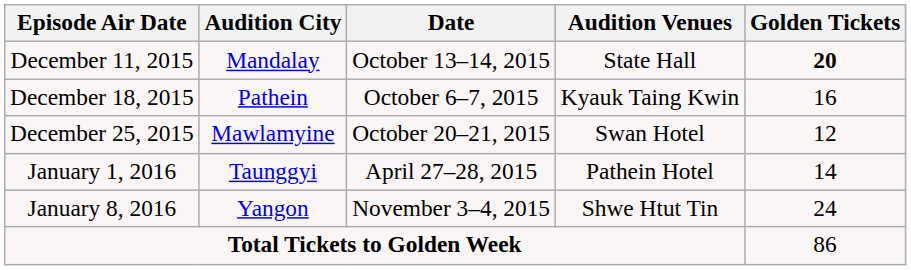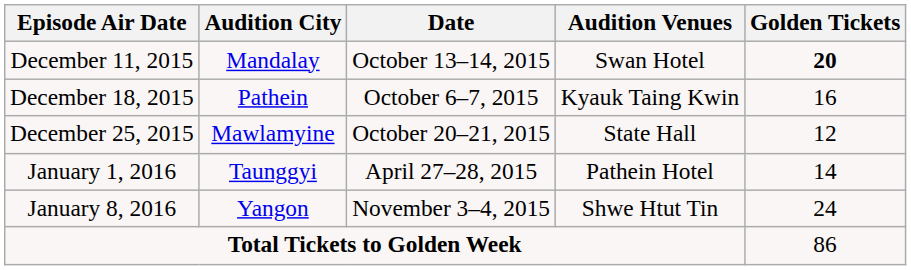(650, 60) State Hall -> (650, 60) Swan Hotel
(650, 134) Swan Hotel -> (650, 134) State Hall
